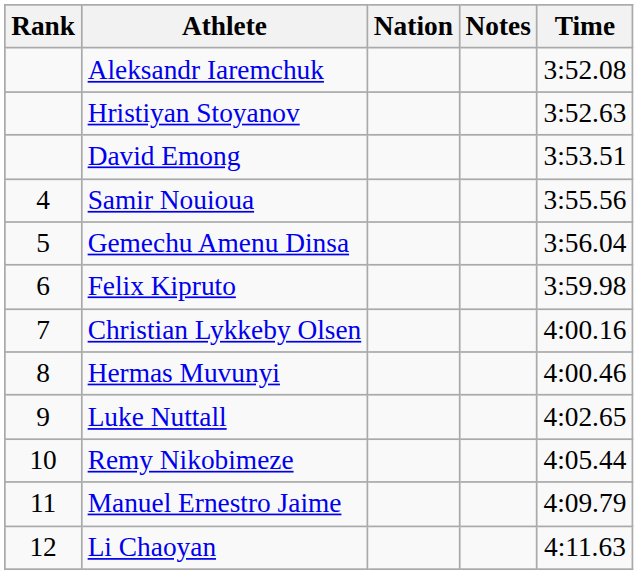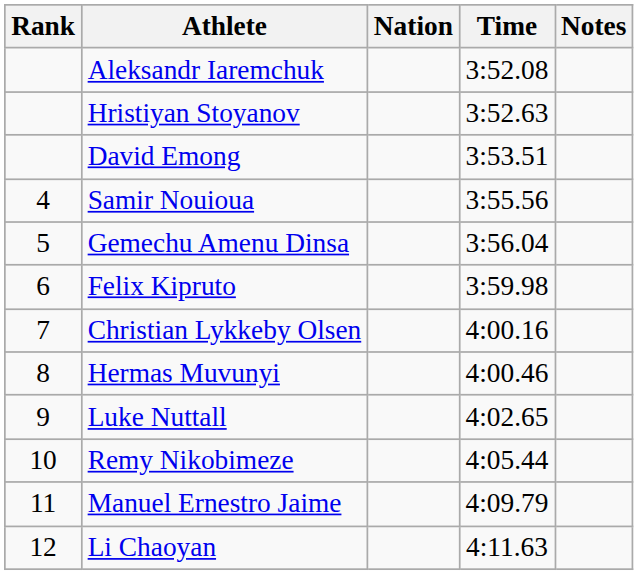columns swapped: (585, 26) <-> (498, 26)
